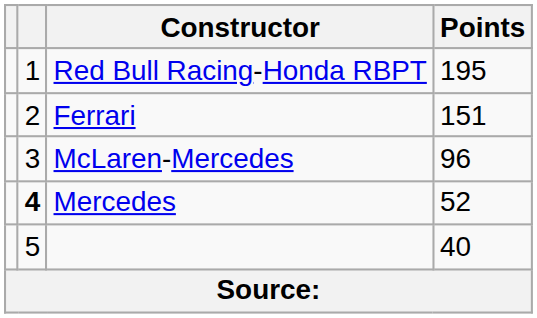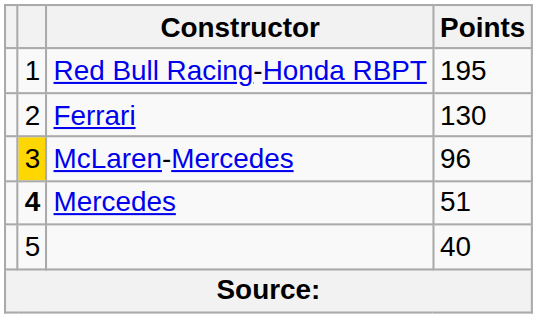(463, 114) 151 -> (463, 114) 130
(33, 158) no background -> (33, 158) gold background
(456, 202) 52 -> (456, 202) 51
